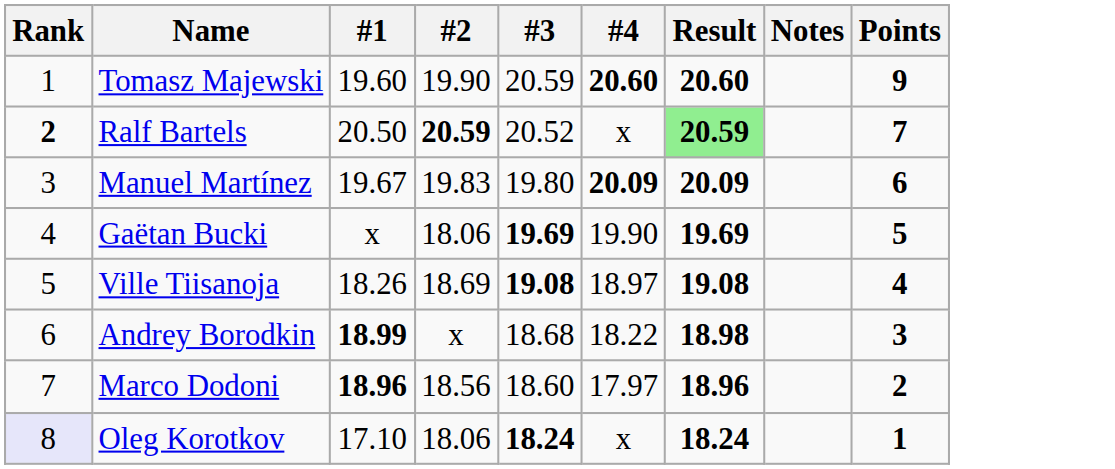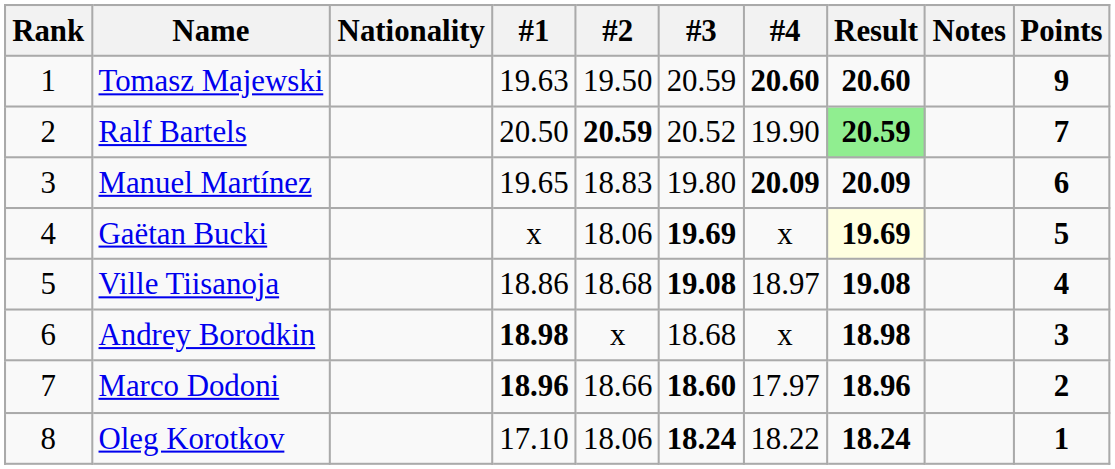+ column: (411, 30)
(372, 81) 19.60 -> (534, 81) 19.63
(456, 81) 19.90 -> (618, 81) 19.50
(48, 131) bold -> (48, 131) normal
(623, 131) x -> (785, 131) 19.90
(372, 182) 19.67 -> (534, 182) 19.65
(456, 182) 19.83 -> (618, 182) 18.83
(623, 233) 19.90 -> (785, 233) x
(714, 233) no background -> (876, 233) lightyellow background
(372, 284) 18.26 -> (534, 284) 18.86
(456, 284) 18.69 -> (618, 284) 18.68
(372, 335) 18.99 -> (534, 335) 18.98
(623, 335) 18.22 -> (785, 335) x
(456, 386) 18.56 -> (618, 386) 18.66
(540, 386) normal -> (701, 386) bold
(48, 437) lavender background -> (48, 437) no background
(623, 437) x -> (785, 437) 18.22
